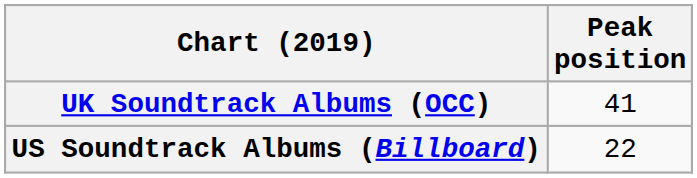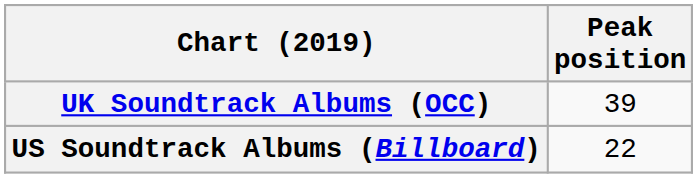(620, 104) 41 -> (620, 104) 39
